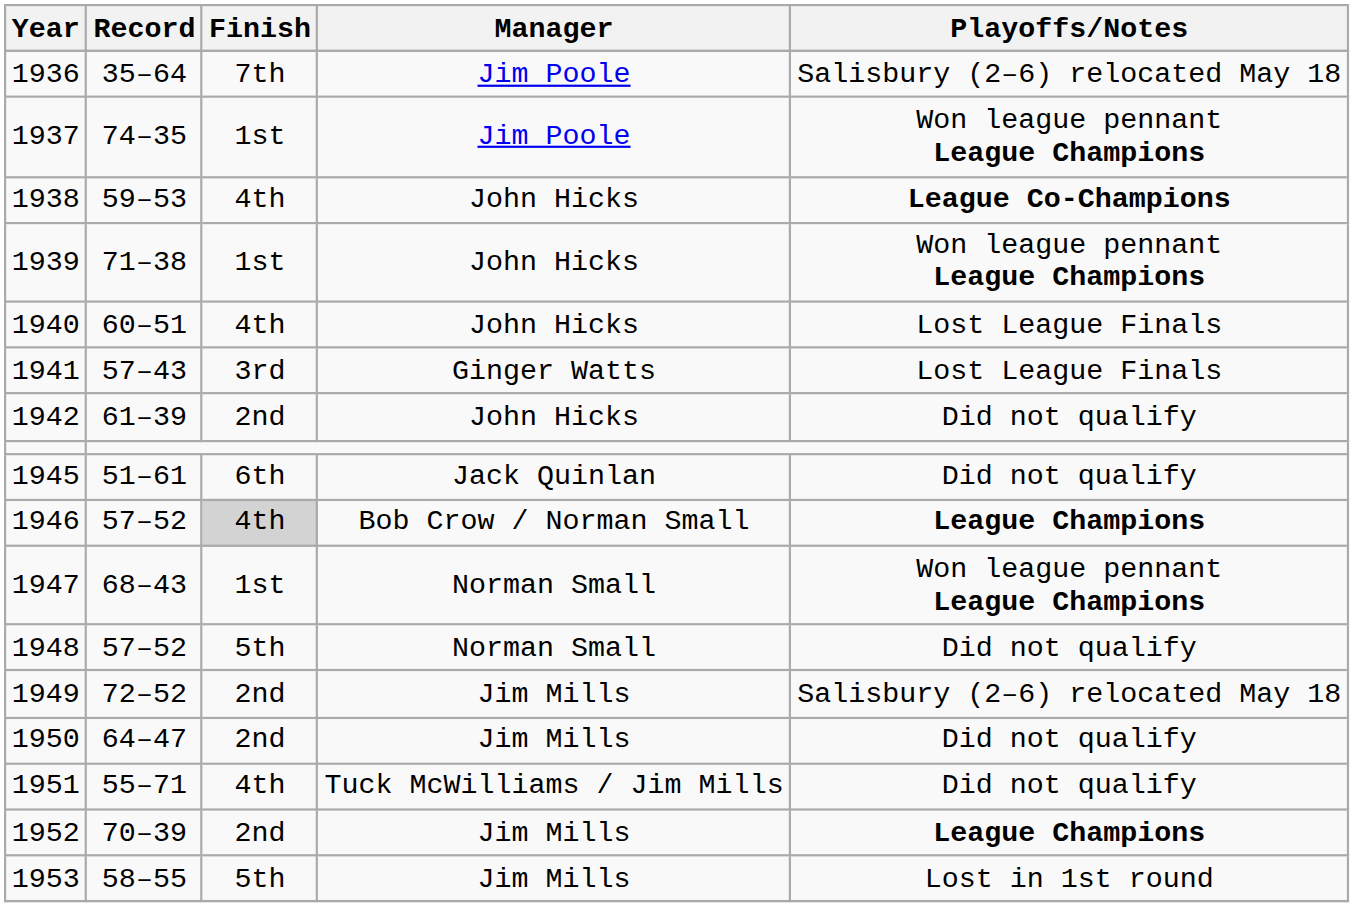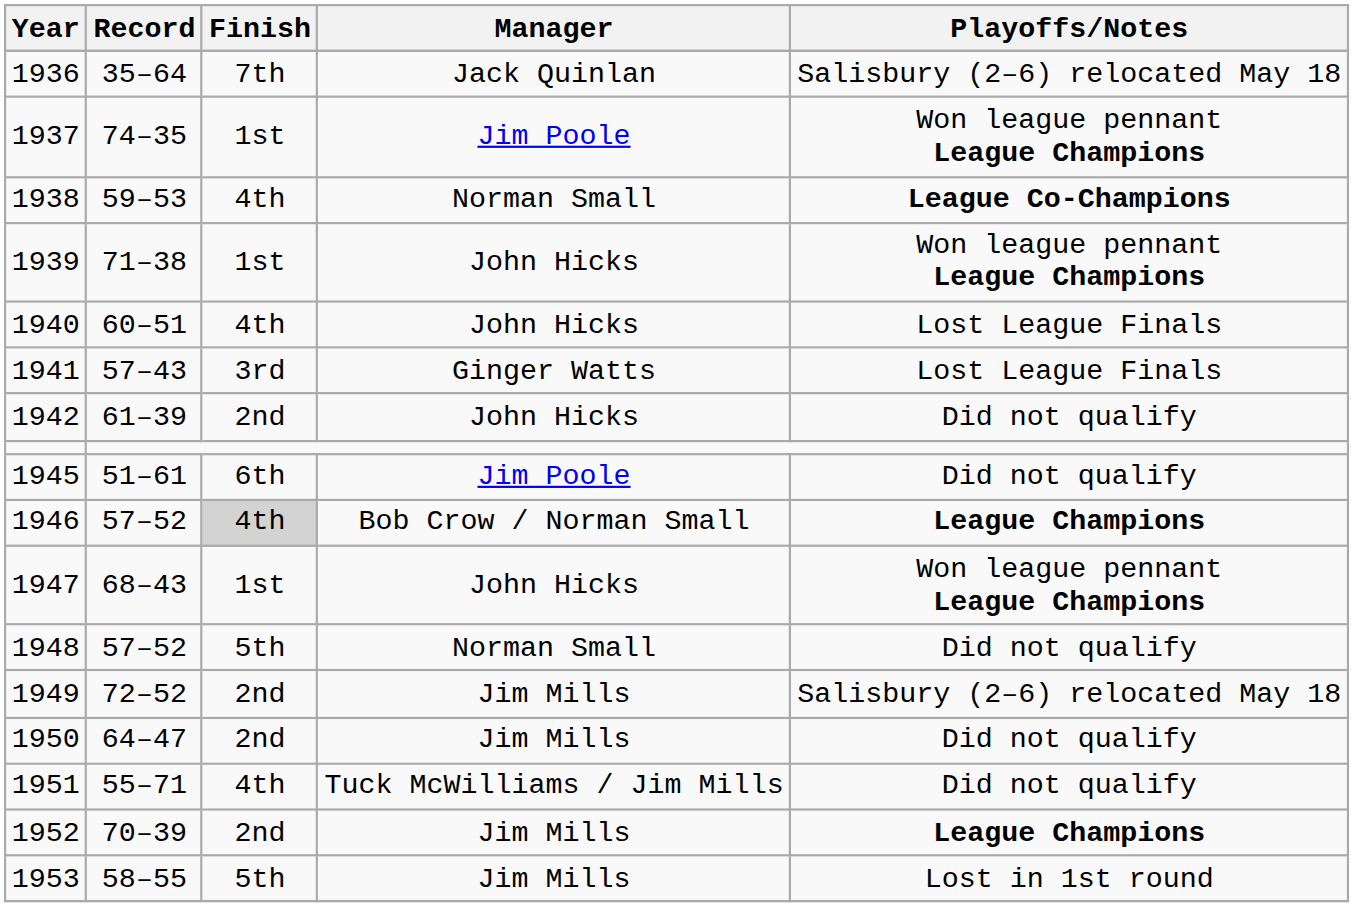(554, 74) Jim Poole -> (554, 74) Jack Quinlan
(554, 199) John Hicks -> (554, 199) Norman Small
(554, 477) Jack Quinlan -> (554, 477) Jim Poole
(554, 585) Norman Small -> (554, 585) John Hicks
